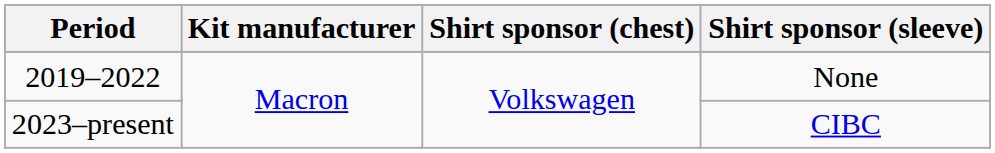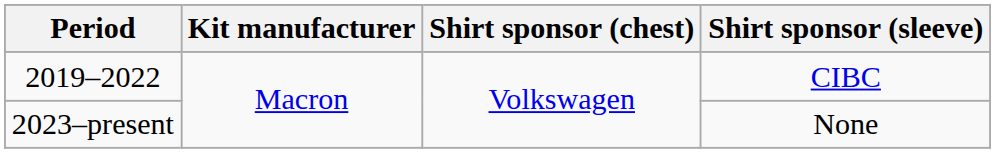(846, 76) None -> (846, 76) CIBC
(846, 123) CIBC -> (846, 123) None
